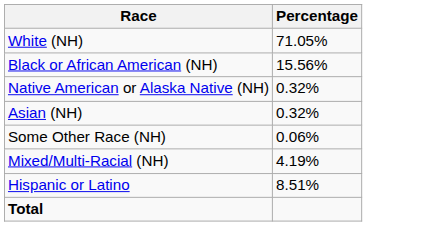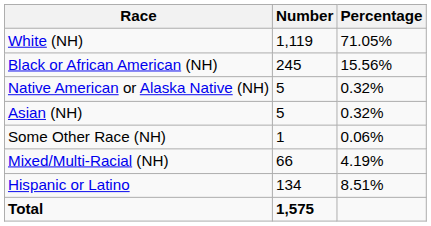+ column: (305, 16)
